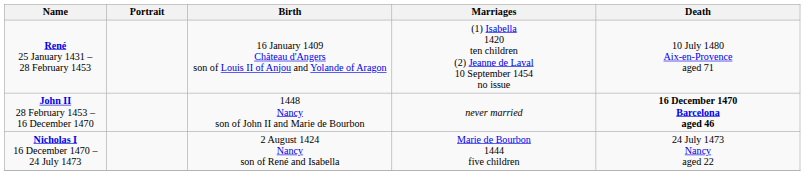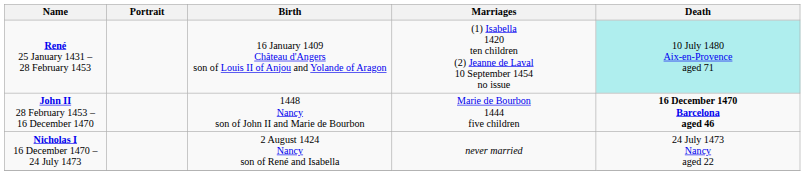(698, 56) no background -> (698, 56) paleturquoise background
(494, 112) never married -> (494, 112) Marie de Bourbon 1444 five children
(494, 151) Marie de Bourbon 1444 five children -> (494, 151) never married
